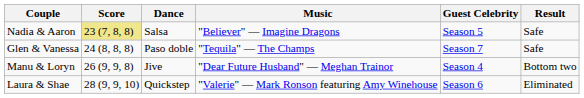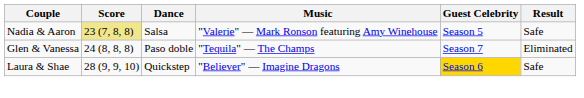(269, 31) "Believer" — Imagine Dragons -> (318, 31) "Valerie" — Mark Ronson featuring Amy Winehouse
(533, 48) Safe -> (548, 48) Eliminated
- row: (41, 66)
(318, 84) "Valerie" — Mark Ronson featuring Amy Winehouse -> (269, 66) "Believer" — Imagine Dragons
(463, 84) no background -> (463, 66) gold background
(548, 84) Eliminated -> (533, 66) Safe
